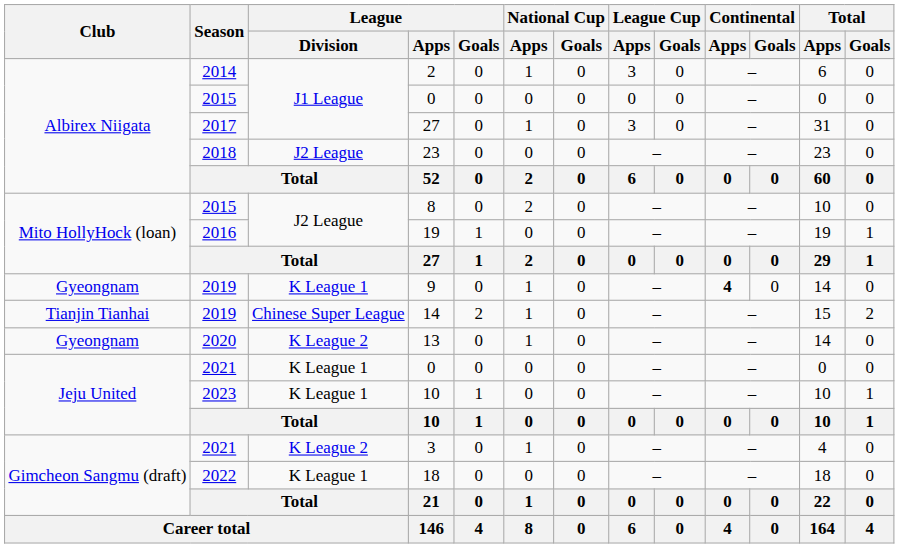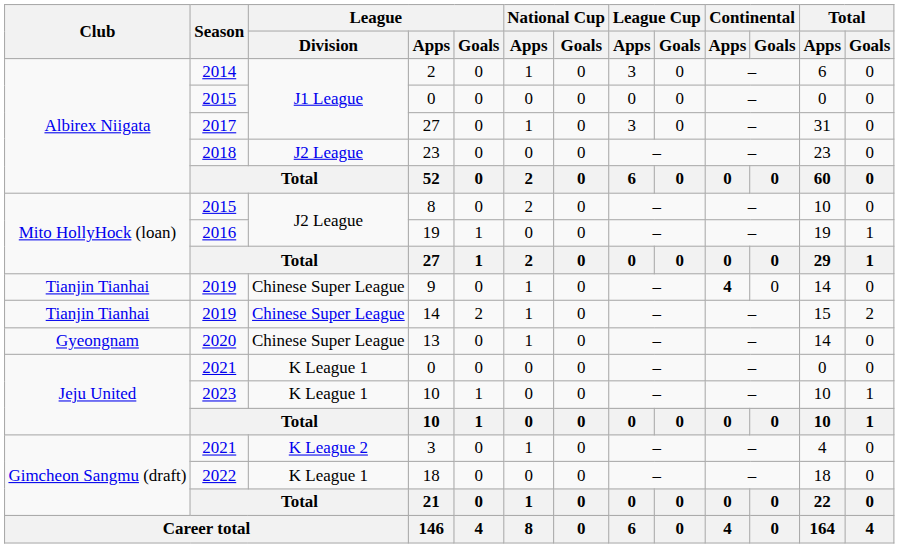(97, 286) Gyeongnam -> (97, 286) Tianjin Tianhai
(328, 286) K League 1 -> (328, 286) Chinese Super League
(328, 340) K League 2 -> (328, 340) Chinese Super League
